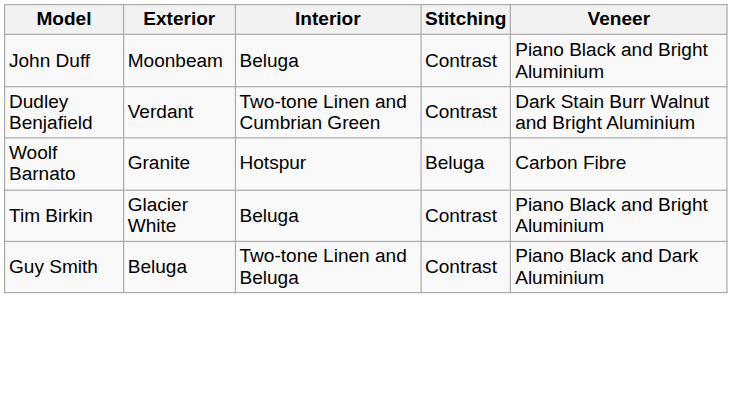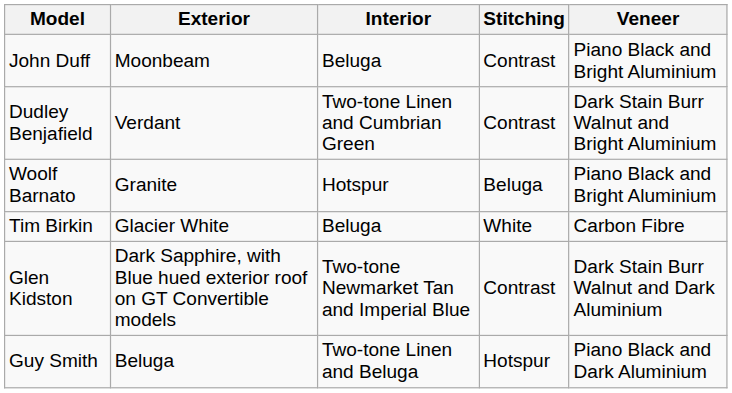(571, 163) Carbon Fibre -> (645, 185) Piano Black and Bright Aluminium
(461, 215) Contrast -> (508, 226) White
(611, 215) Piano Black and Bright Aluminium -> (629, 226) Carbon Fibre
+ row: (41, 288)
(461, 266) Contrast -> (517, 361) Hotspur
